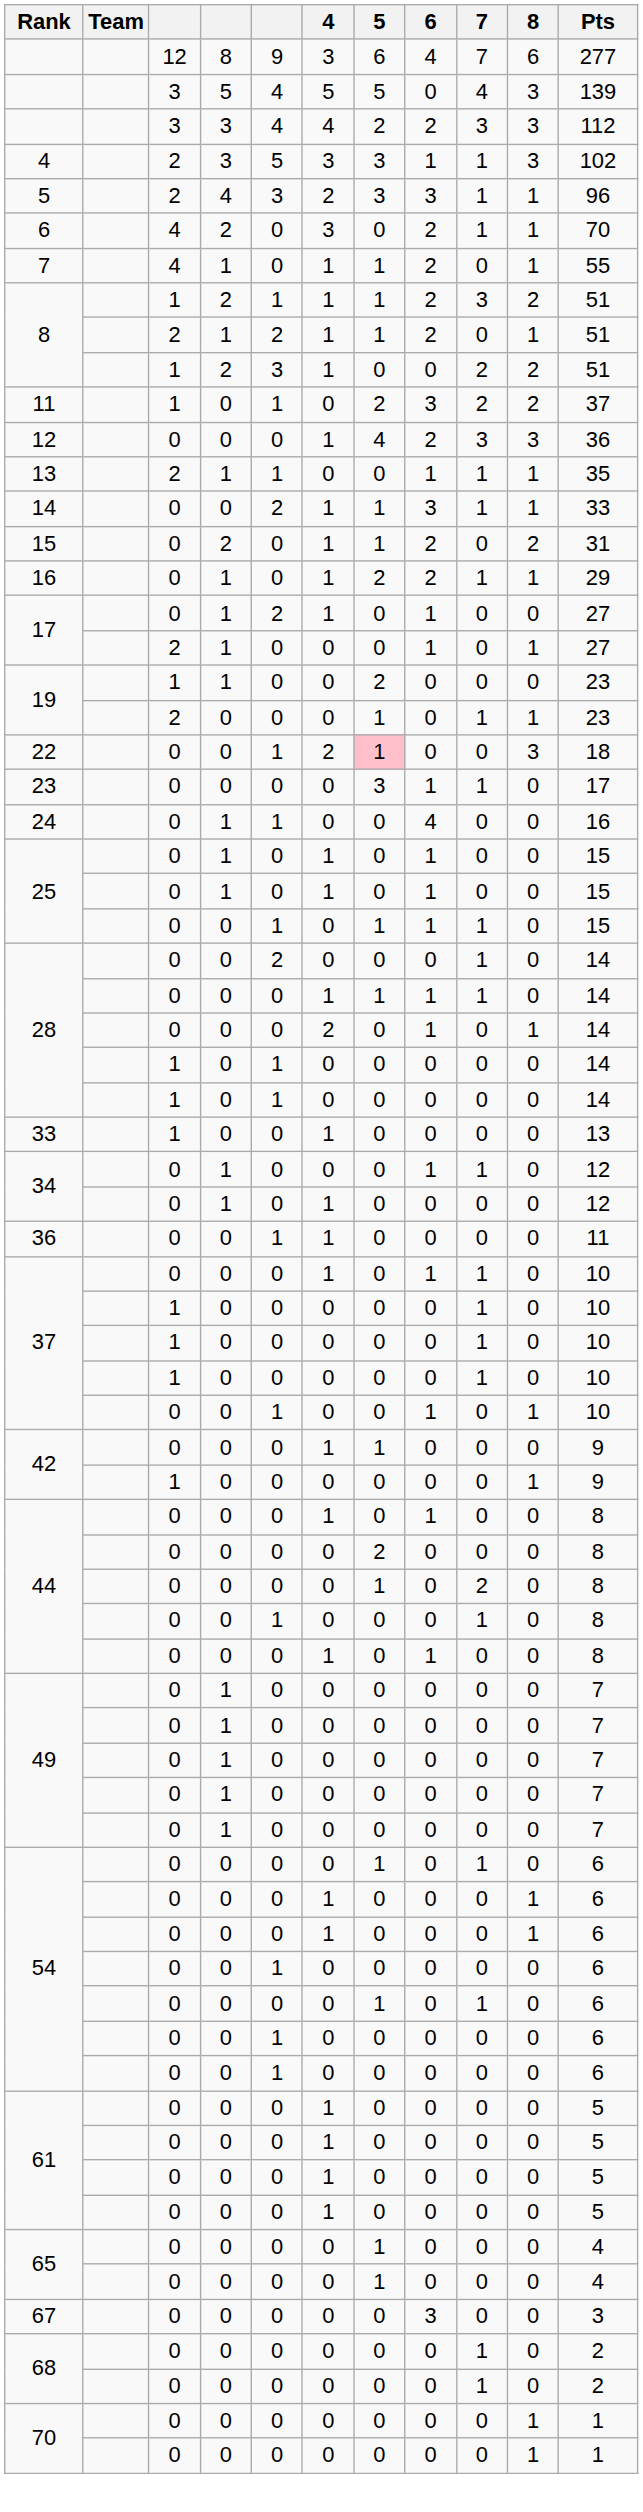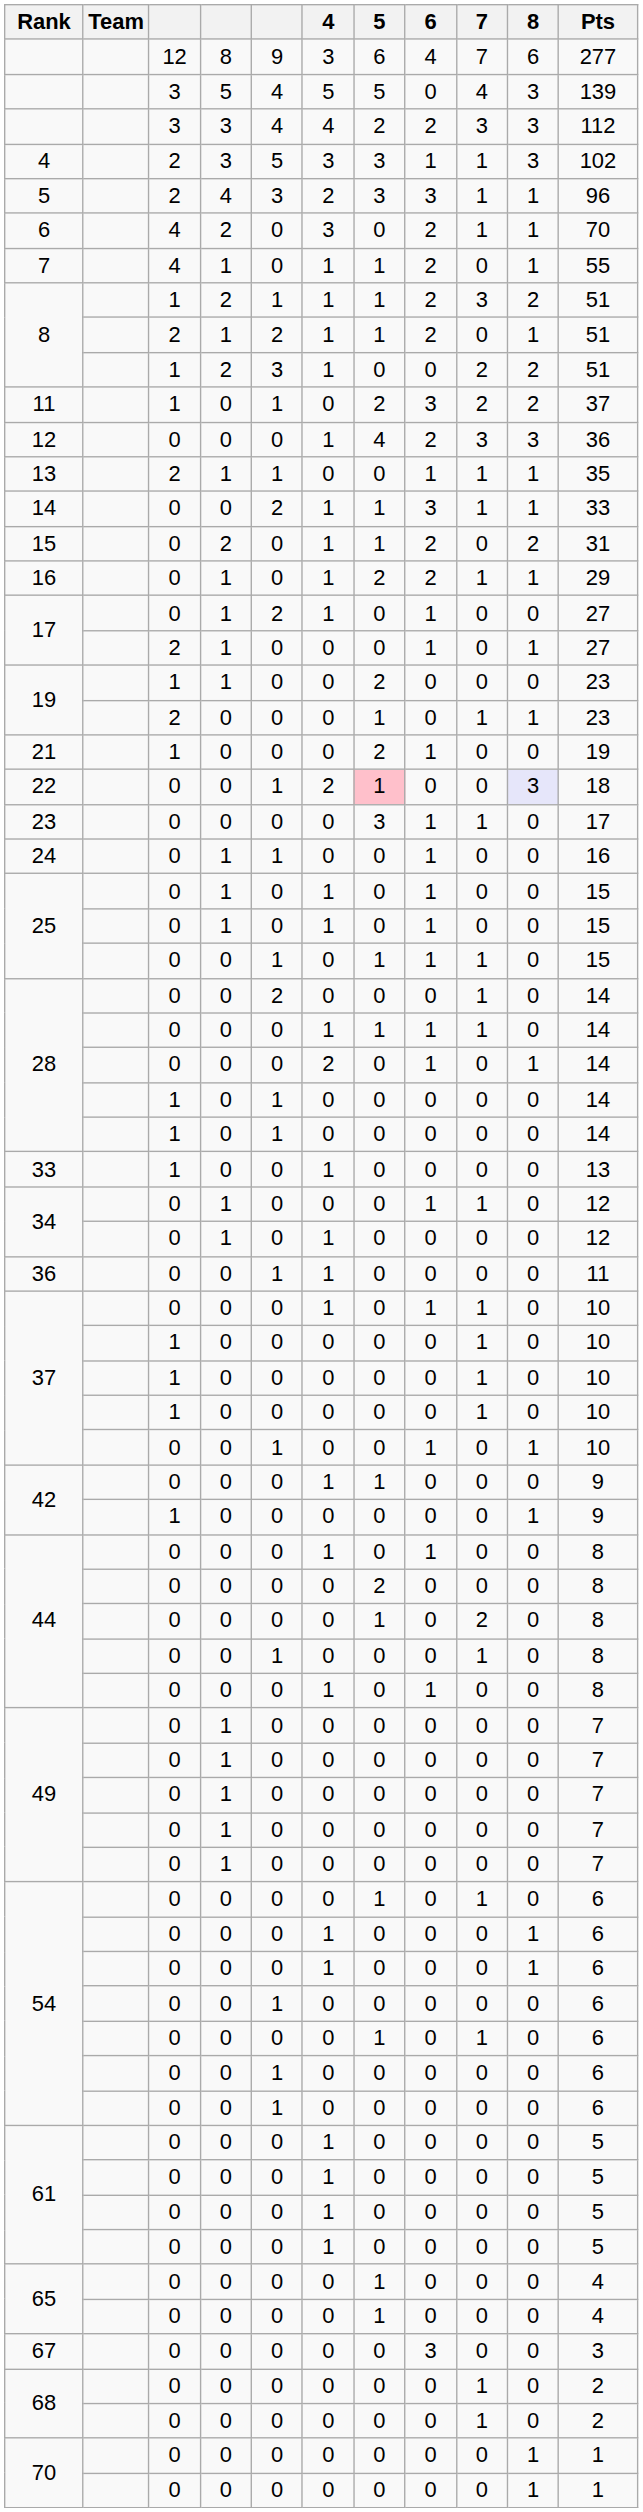+ row: (44, 751)
(533, 751) no background -> (533, 786) lavender background
(431, 821) 4 -> (431, 856) 1
